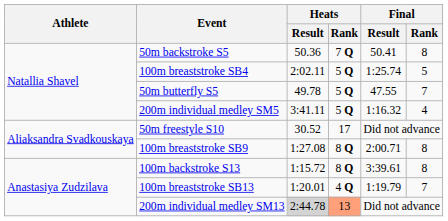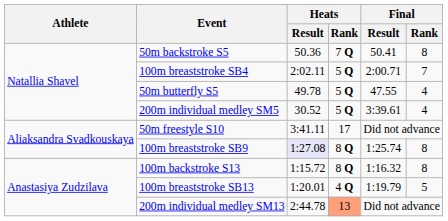(383, 72) 1:25.74 -> (383, 72) 2:00.71
(424, 72) 5 -> (424, 72) 7
(424, 91) 7 -> (424, 91) 4
(308, 110) 3:41.11 -> (308, 110) 30.52
(383, 110) 1:16.32 -> (383, 110) 3:39.61
(308, 129) 30.52 -> (308, 129) 3:41.11
(308, 149) no background -> (308, 149) lavender background
(383, 149) 2:00.71 -> (383, 149) 1:25.74
(383, 168) 3:39.61 -> (383, 168) 1:16.32
(424, 187) 7 -> (424, 187) 5
(308, 206) lightgrey background -> (308, 206) no background
